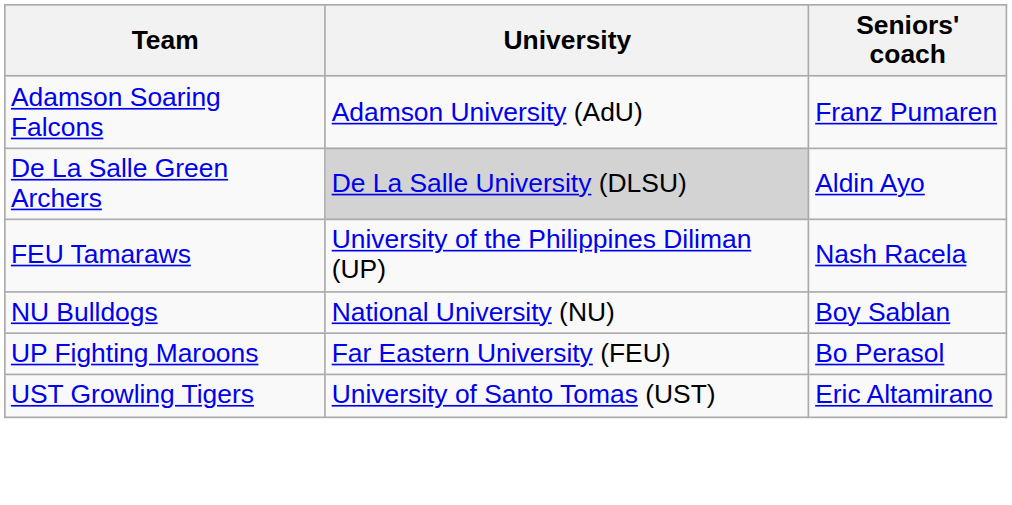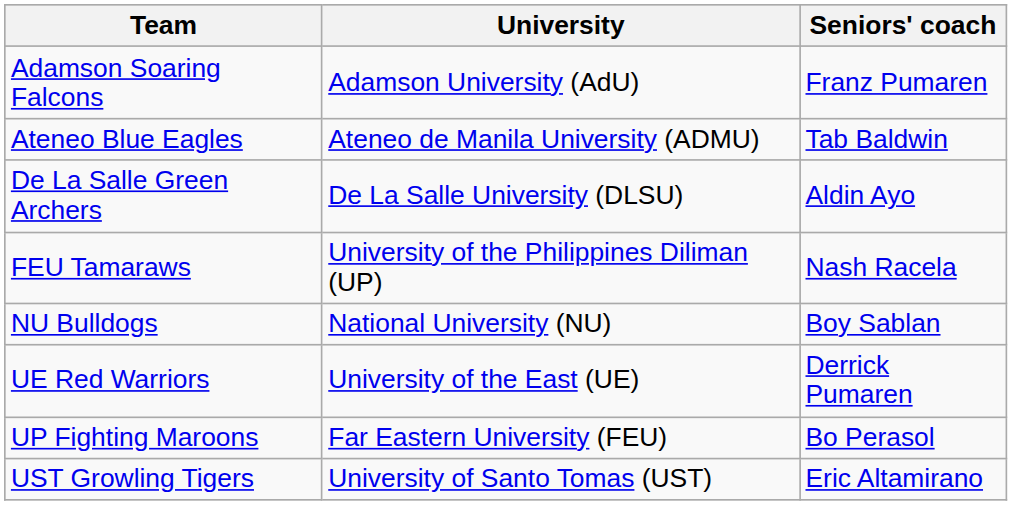+ row: (127, 138)
(509, 183) lightgrey background -> (506, 195) no background
+ row: (110, 380)
